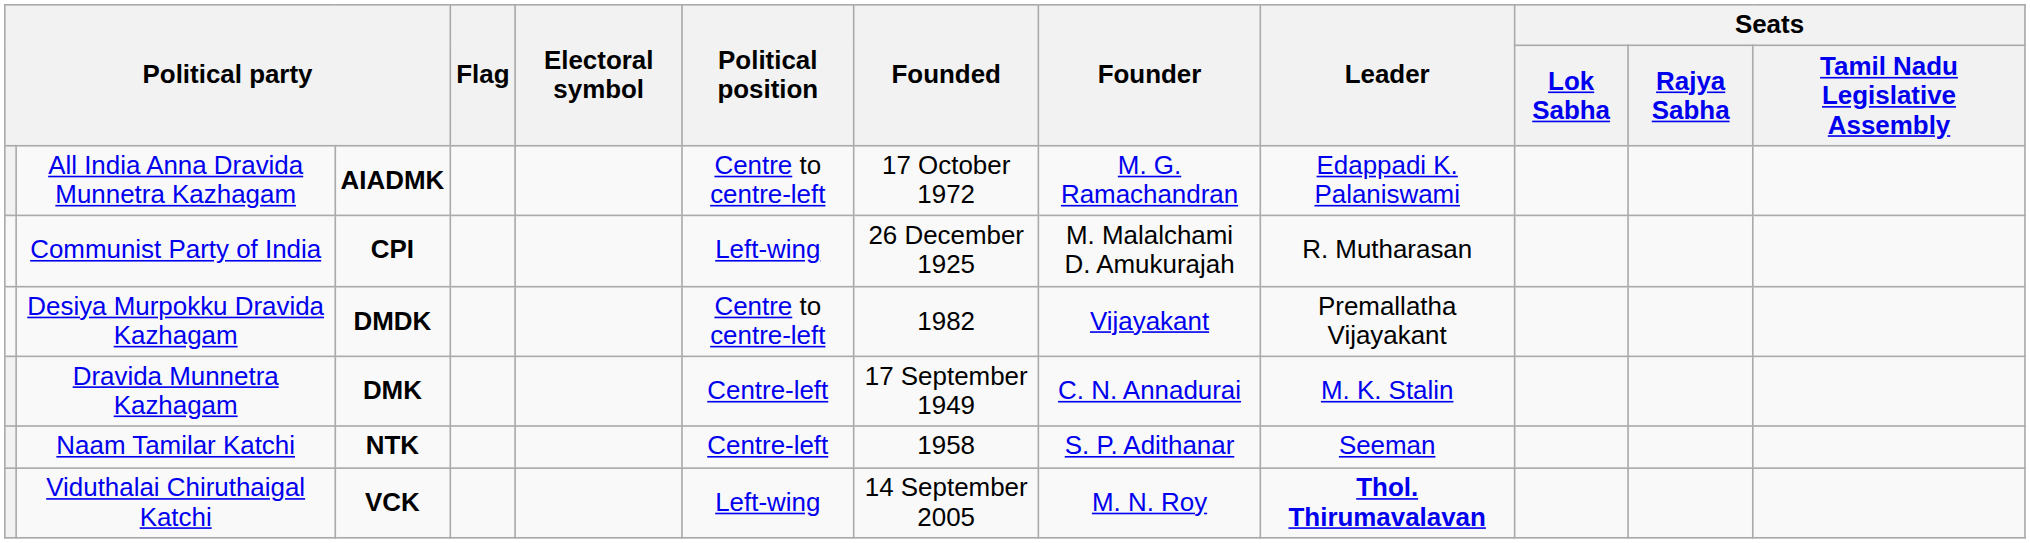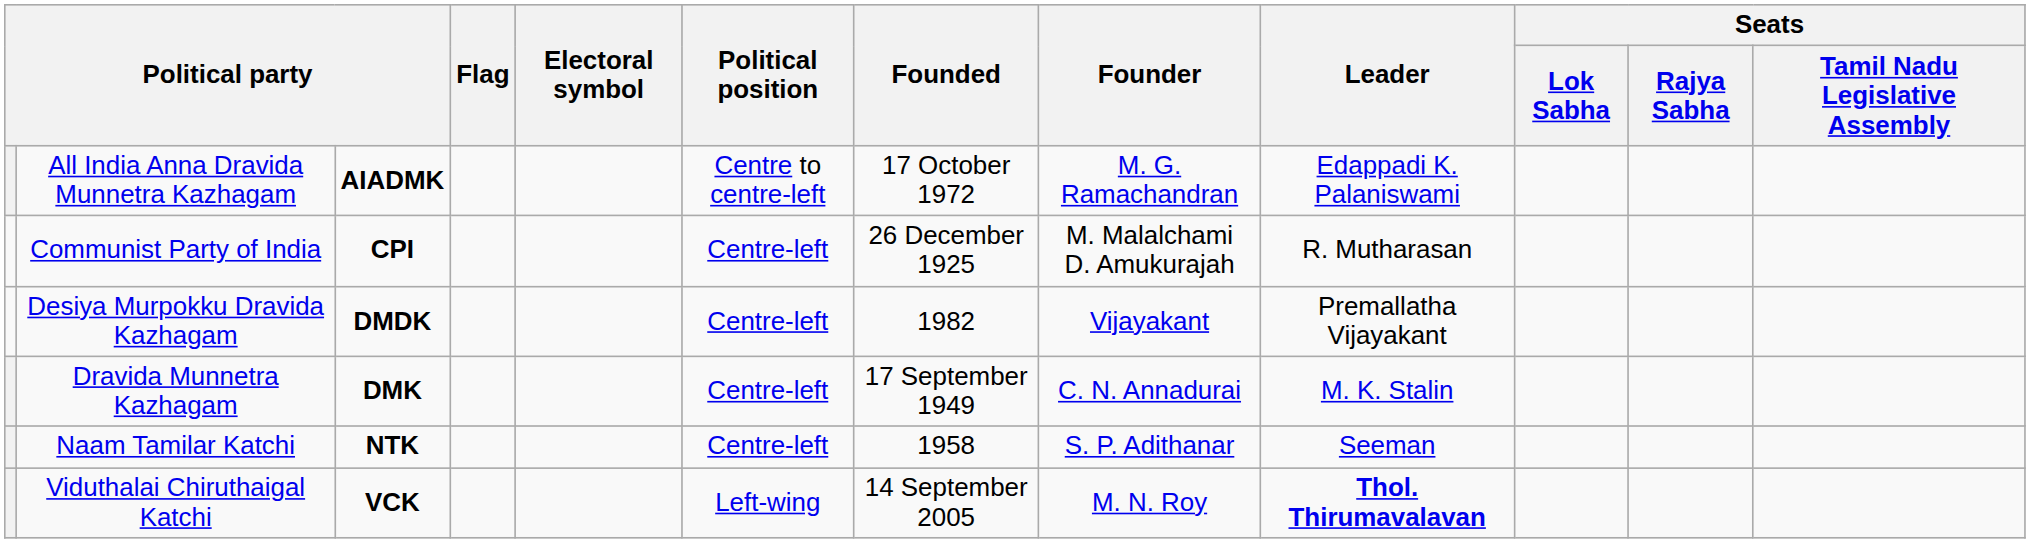(768, 250) Left-wing -> (768, 250) Centre-left
(768, 320) Centre to centre-left -> (768, 320) Centre-left
